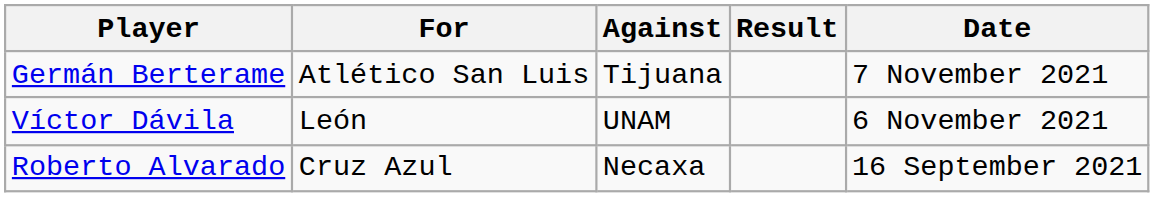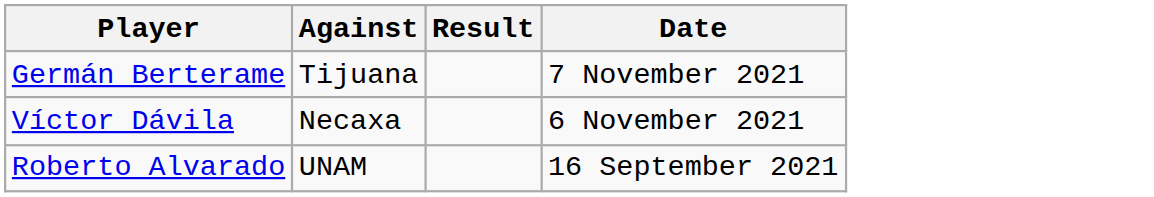- column: (444, 28)
(637, 121) UNAM -> (350, 121) Necaxa
(654, 167) Necaxa -> (333, 167) UNAM
